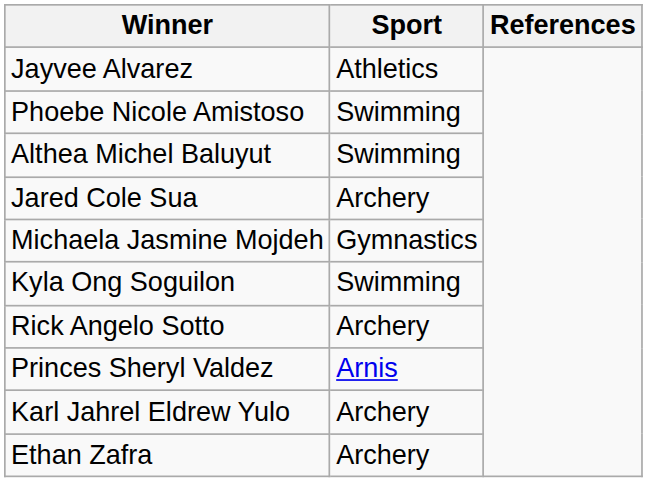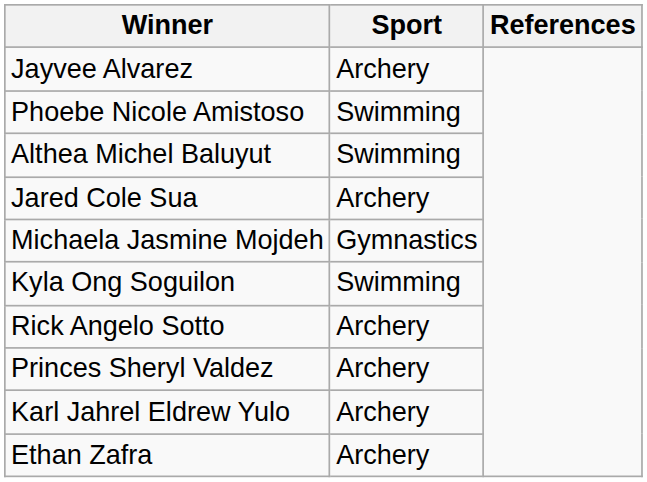(387, 68) Athletics -> (383, 68) Archery
(367, 369) Arnis -> (383, 369) Archery
